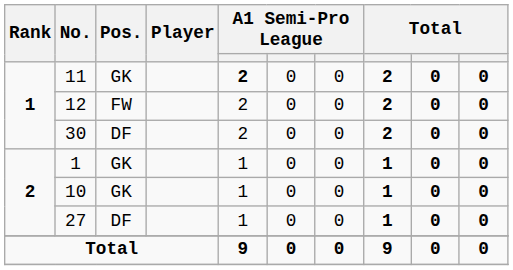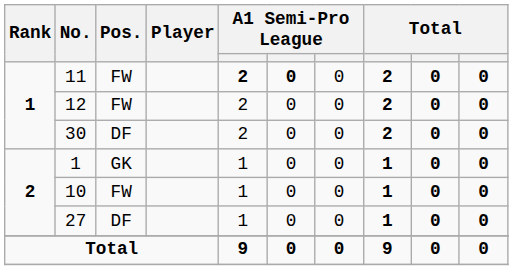(121, 77) GK -> (121, 77) FW
(291, 77) normal -> (291, 77) bold
(121, 192) GK -> (121, 192) FW
